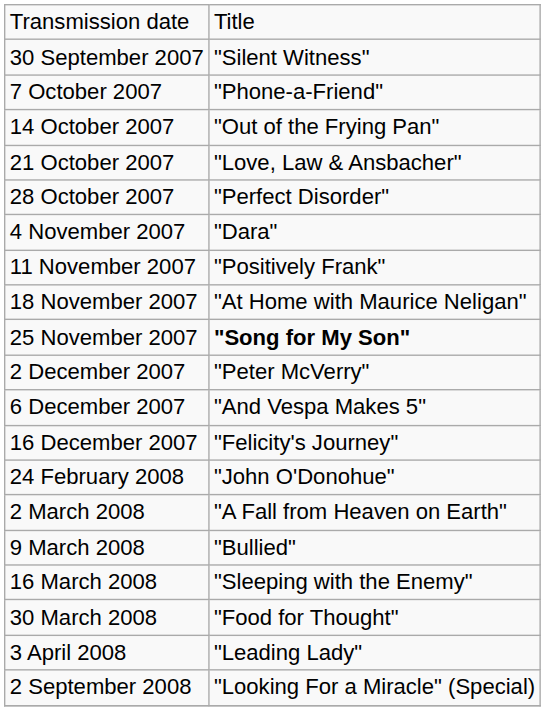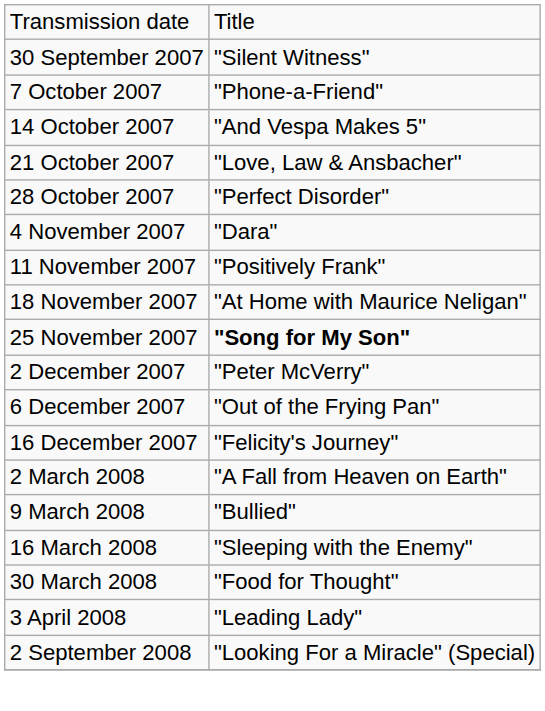(327, 127) "Out of the Frying Pan" -> (320, 127) "And Vespa Makes 5"
(320, 407) "And Vespa Makes 5" -> (327, 407) "Out of the Frying Pan"
- row: (97, 477)
